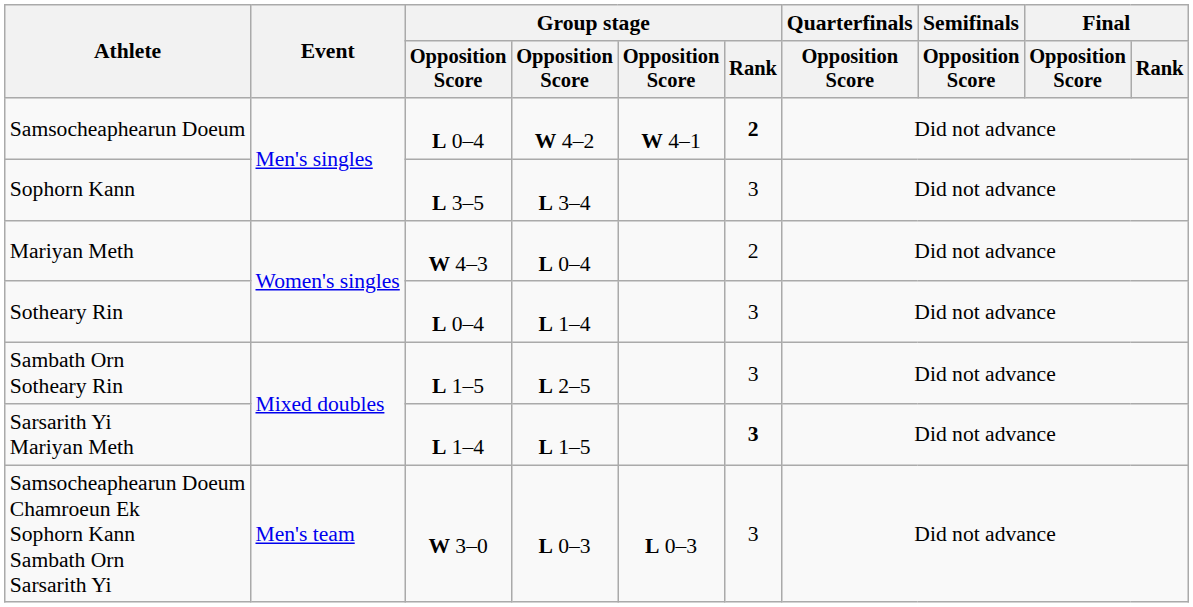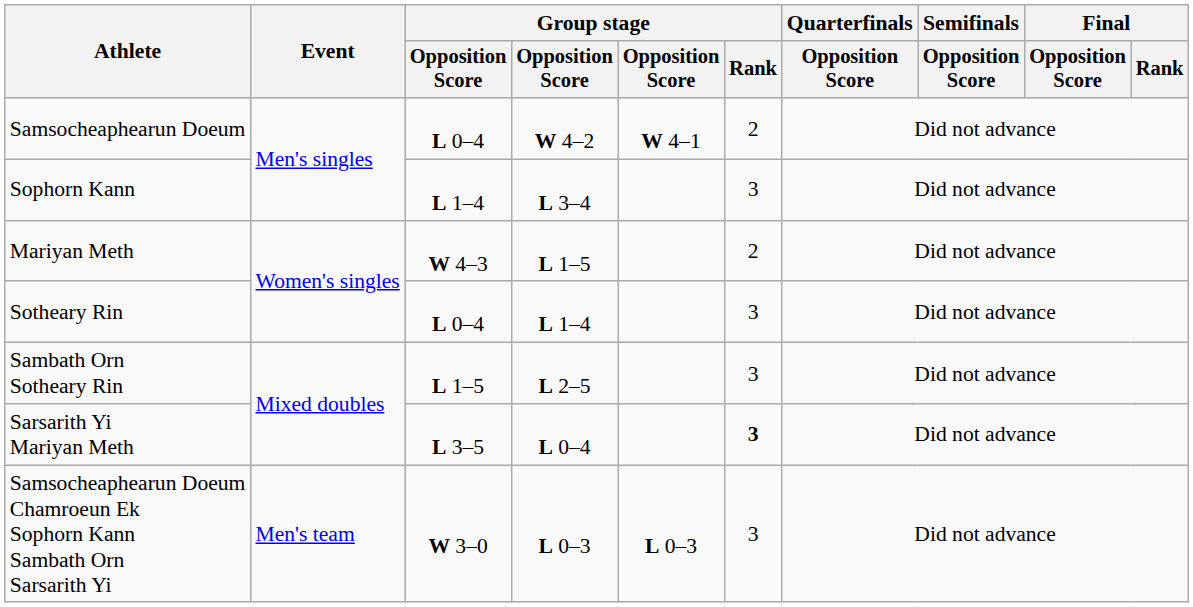(753, 128) bold -> (753, 128) normal
(458, 202) L 3–5 -> (458, 202) L 1–4
(565, 263) L 0–4 -> (565, 263) L 1–5
(458, 447) L 1–4 -> (458, 447) L 3–5
(565, 447) L 1–5 -> (565, 447) L 0–4
